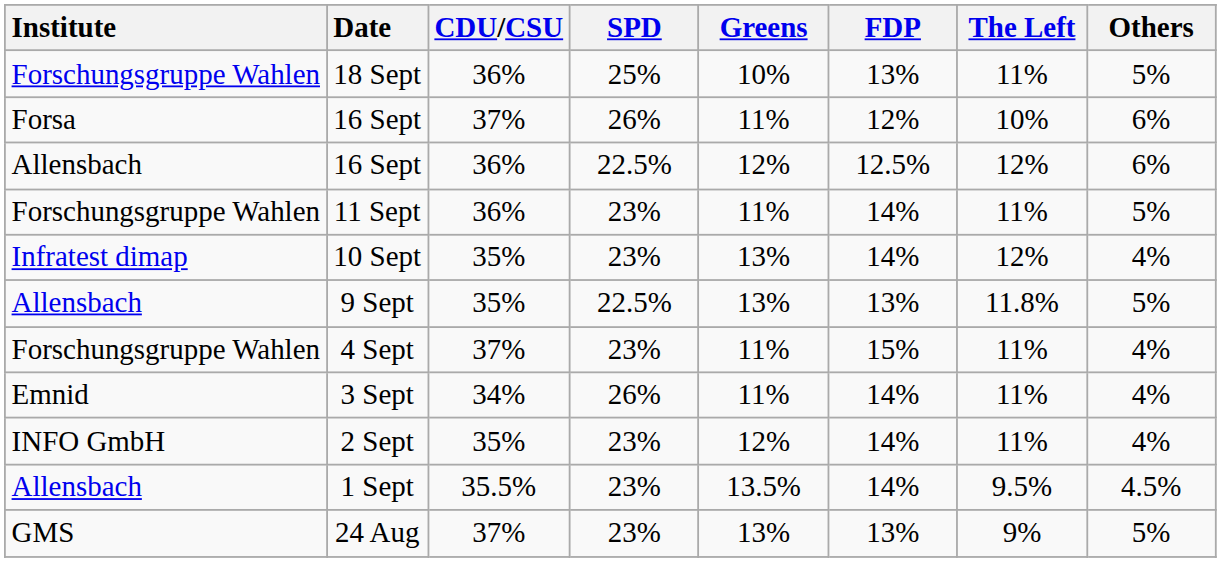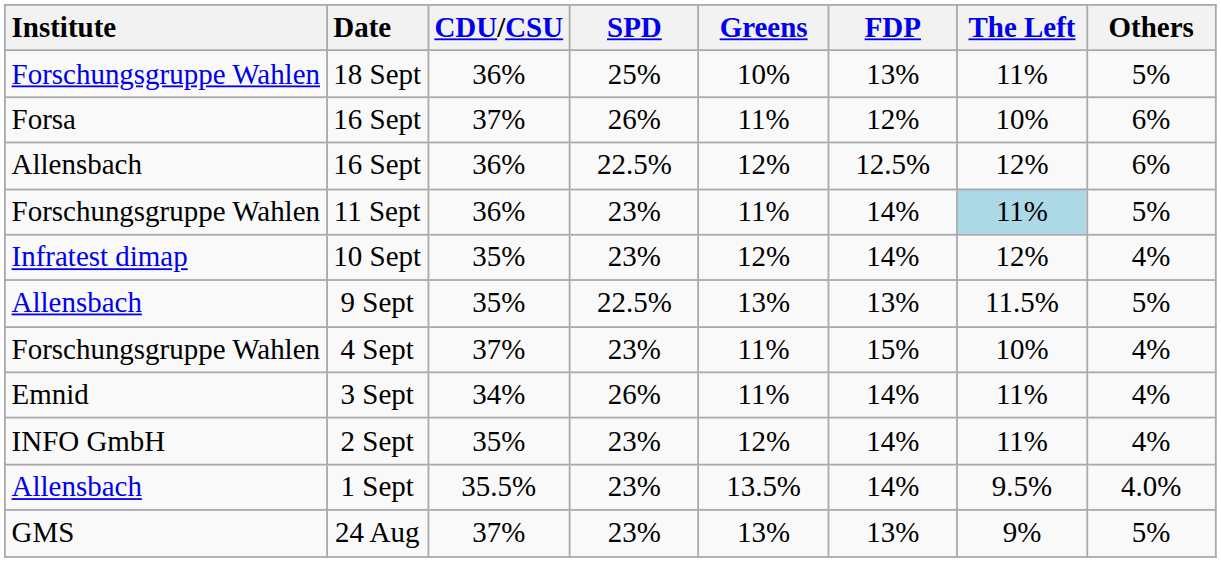(1022, 211) no background -> (1022, 211) lightblue background
(764, 257) 13% -> (764, 257) 12%
(1022, 303) 11.8% -> (1022, 303) 11.5%
(1022, 348) 11% -> (1022, 348) 10%
(1151, 486) 4.5% -> (1151, 486) 4.0%
